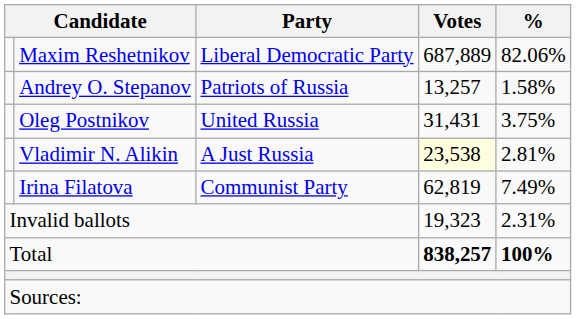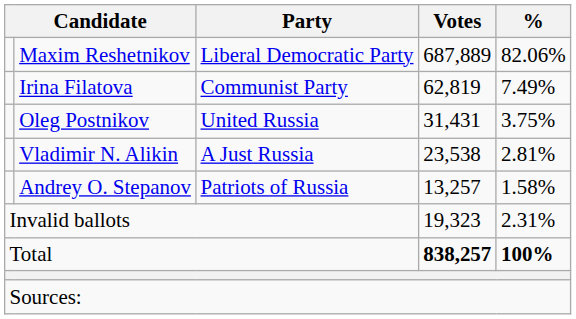rows swapped: (76, 187) <-> (105, 87)
(452, 154) lightyellow background -> (452, 154) no background
